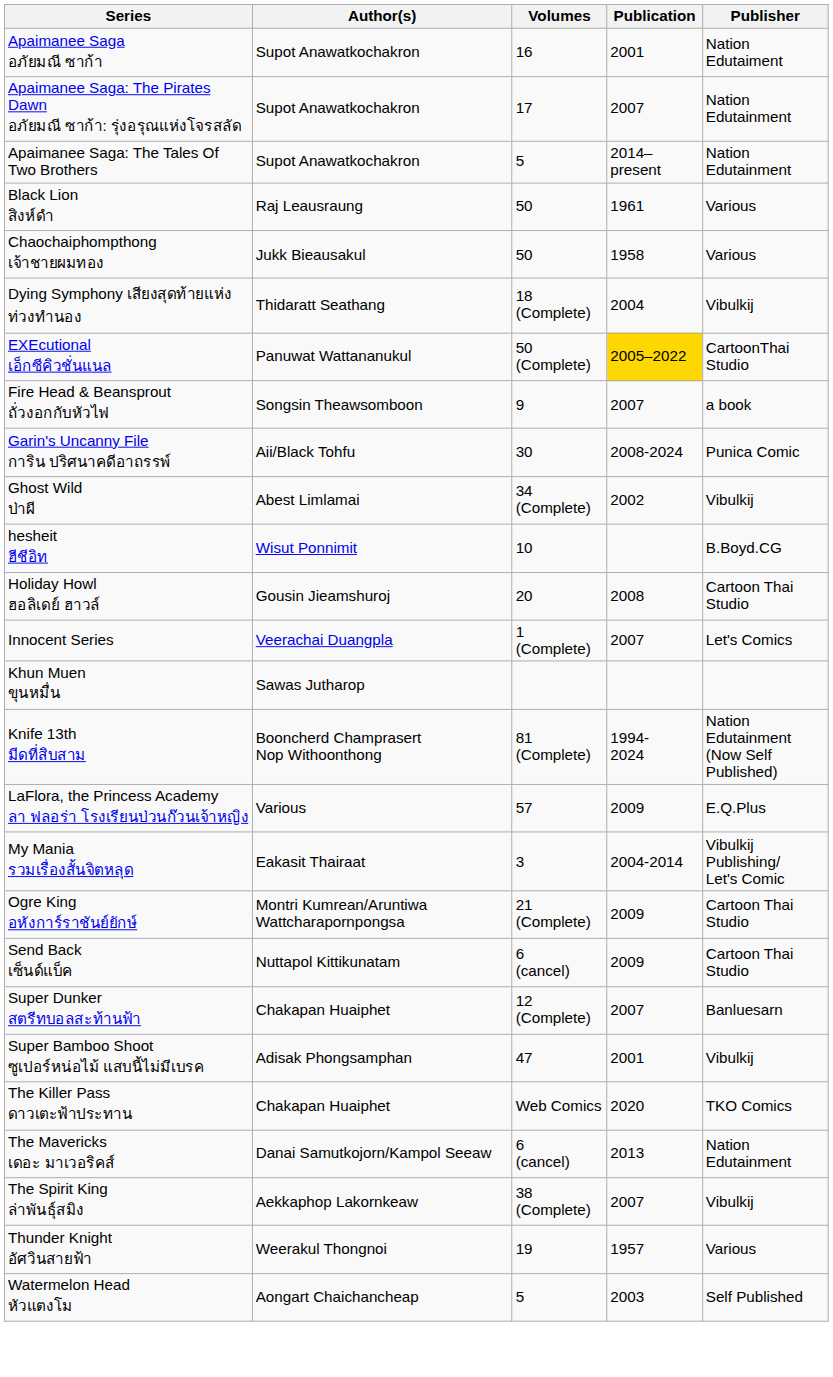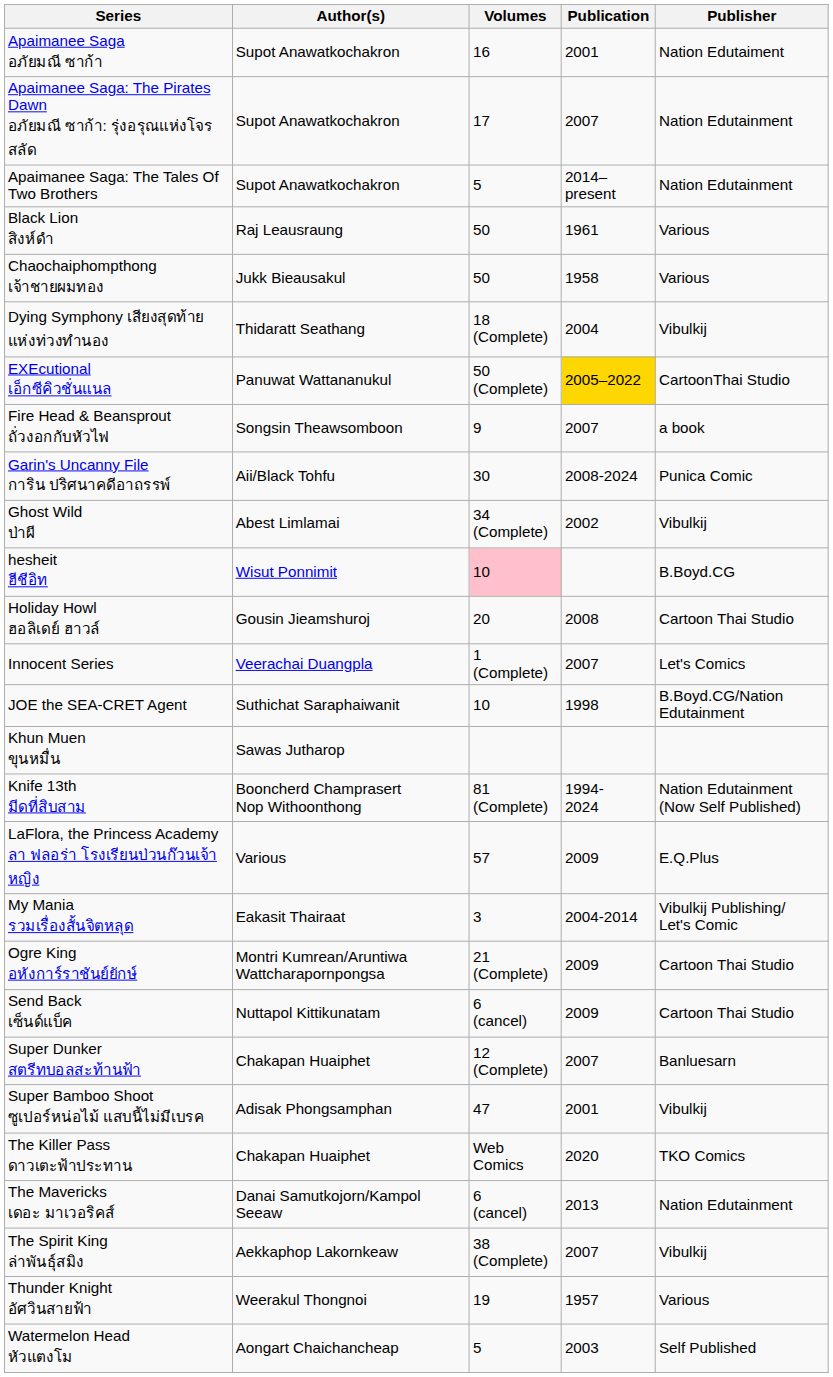(524, 548) no background -> (481, 571) pink background
+ row: (97, 705)
